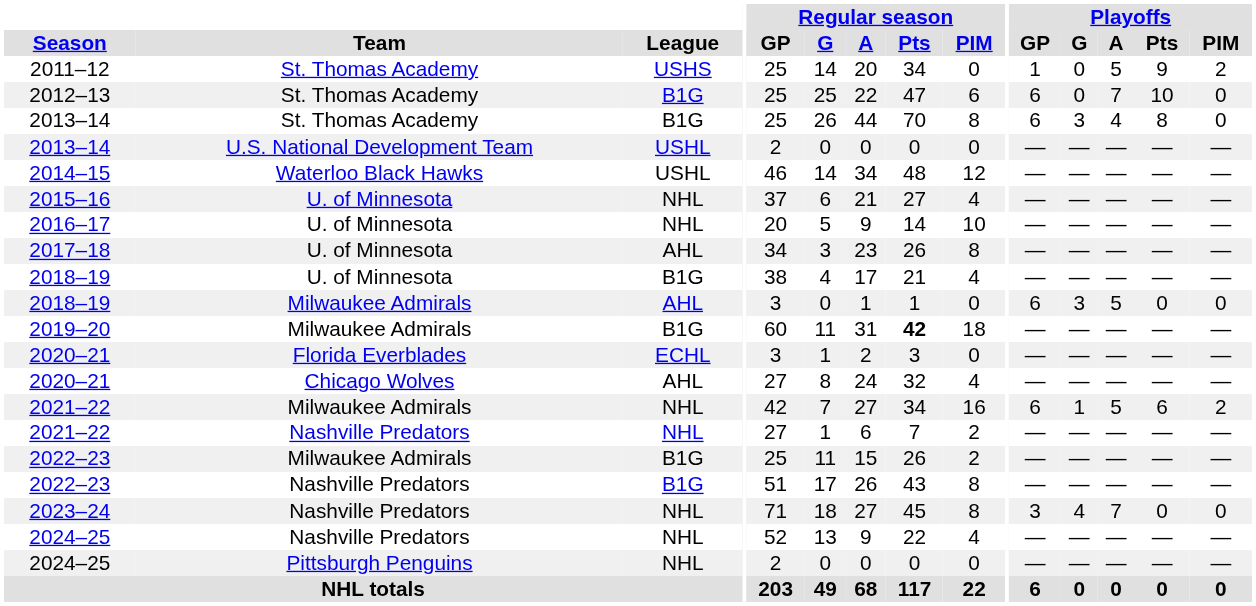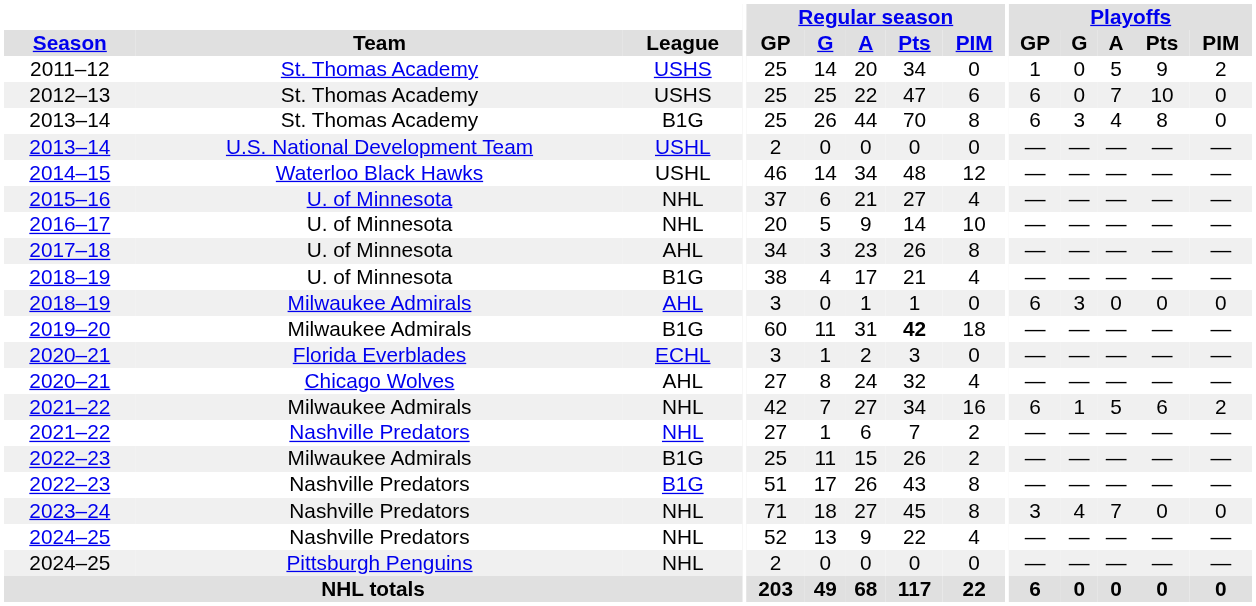(683, 94) B1G -> (683, 94) USHS
(1116, 302) 5 -> (1116, 302) 0
